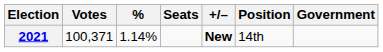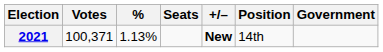(138, 36) 1.14% -> (138, 36) 1.13%
